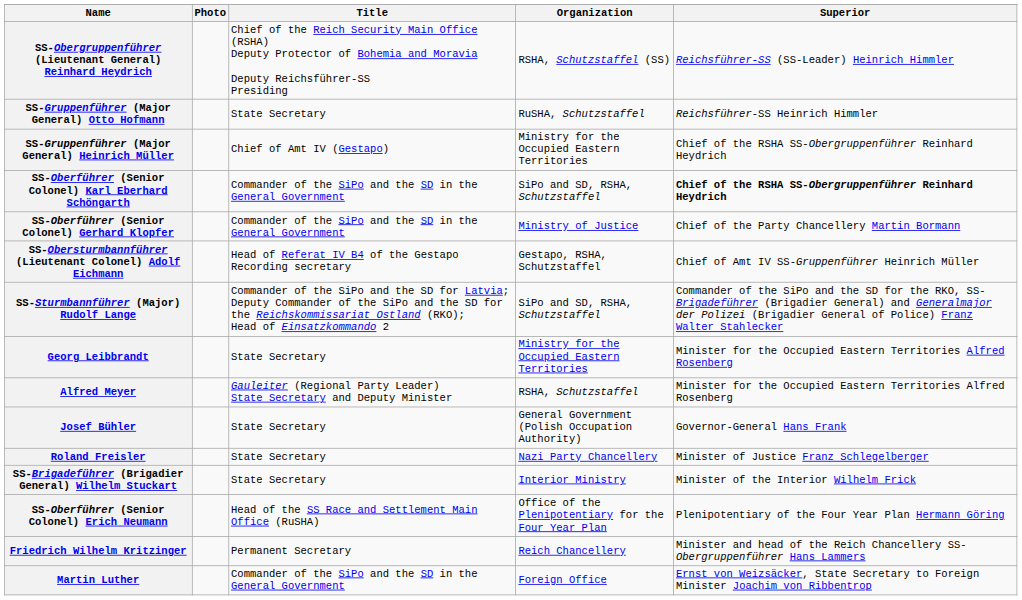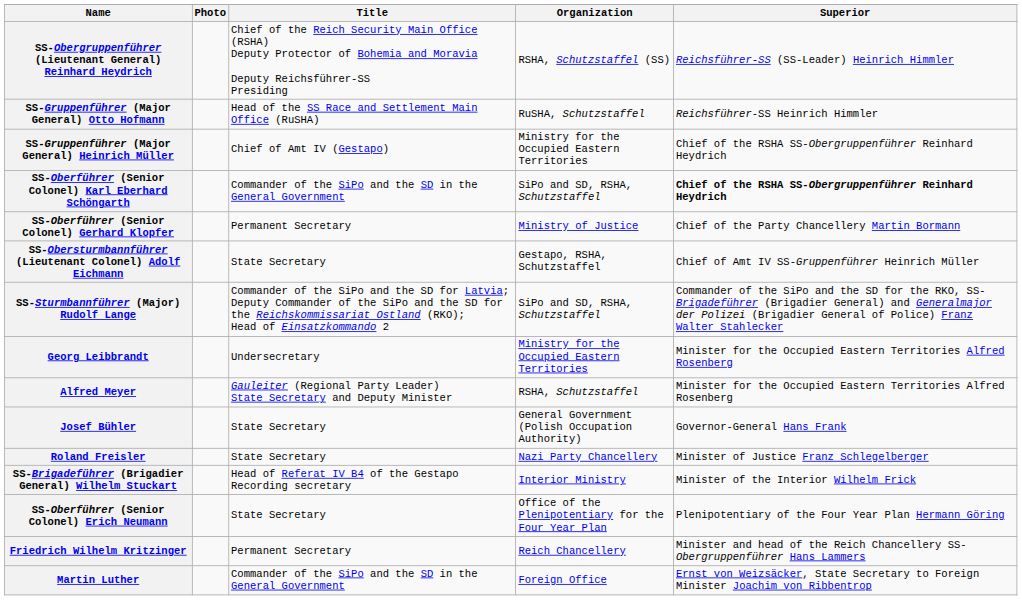(278, 114) State Secretary -> (354, 114) Head of the SS Race and Settlement Main Office (RuSHA)
(354, 226) Commander of the SiPo and the SD in the General Government -> (291, 226) Permanent Secretary
(345, 262) Head of Referat IV B4 of the Gestapo Recording secretary -> (278, 262) State Secretary
(278, 357) State Secretary -> (275, 357) Undersecretary
(278, 480) State Secretary -> (345, 480) Head of Referat IV B4 of the Gestapo Recording secretary
(354, 516) Head of the SS Race and Settlement Main Office (RuSHA) -> (278, 516) State Secretary
